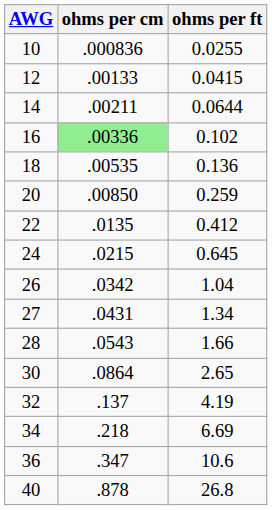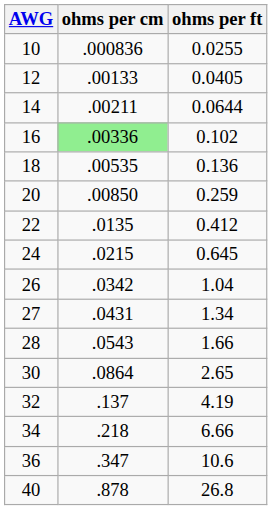(217, 78) 0.0415 -> (217, 78) 0.0405
(217, 431) 6.69 -> (217, 431) 6.66
